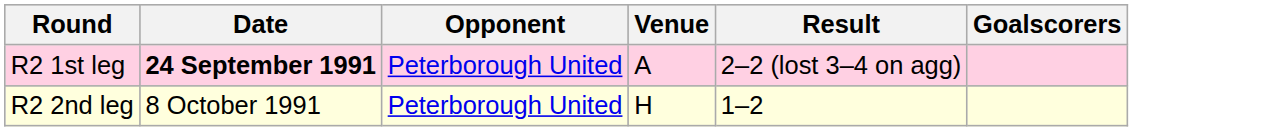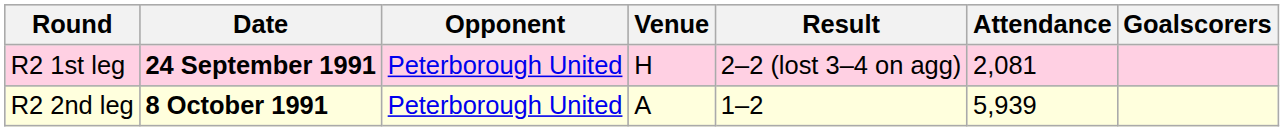+ column: (1042, 24)
(643, 65) A -> (643, 65) H
(233, 105) normal -> (237, 105) bold
(643, 105) H -> (643, 105) A
